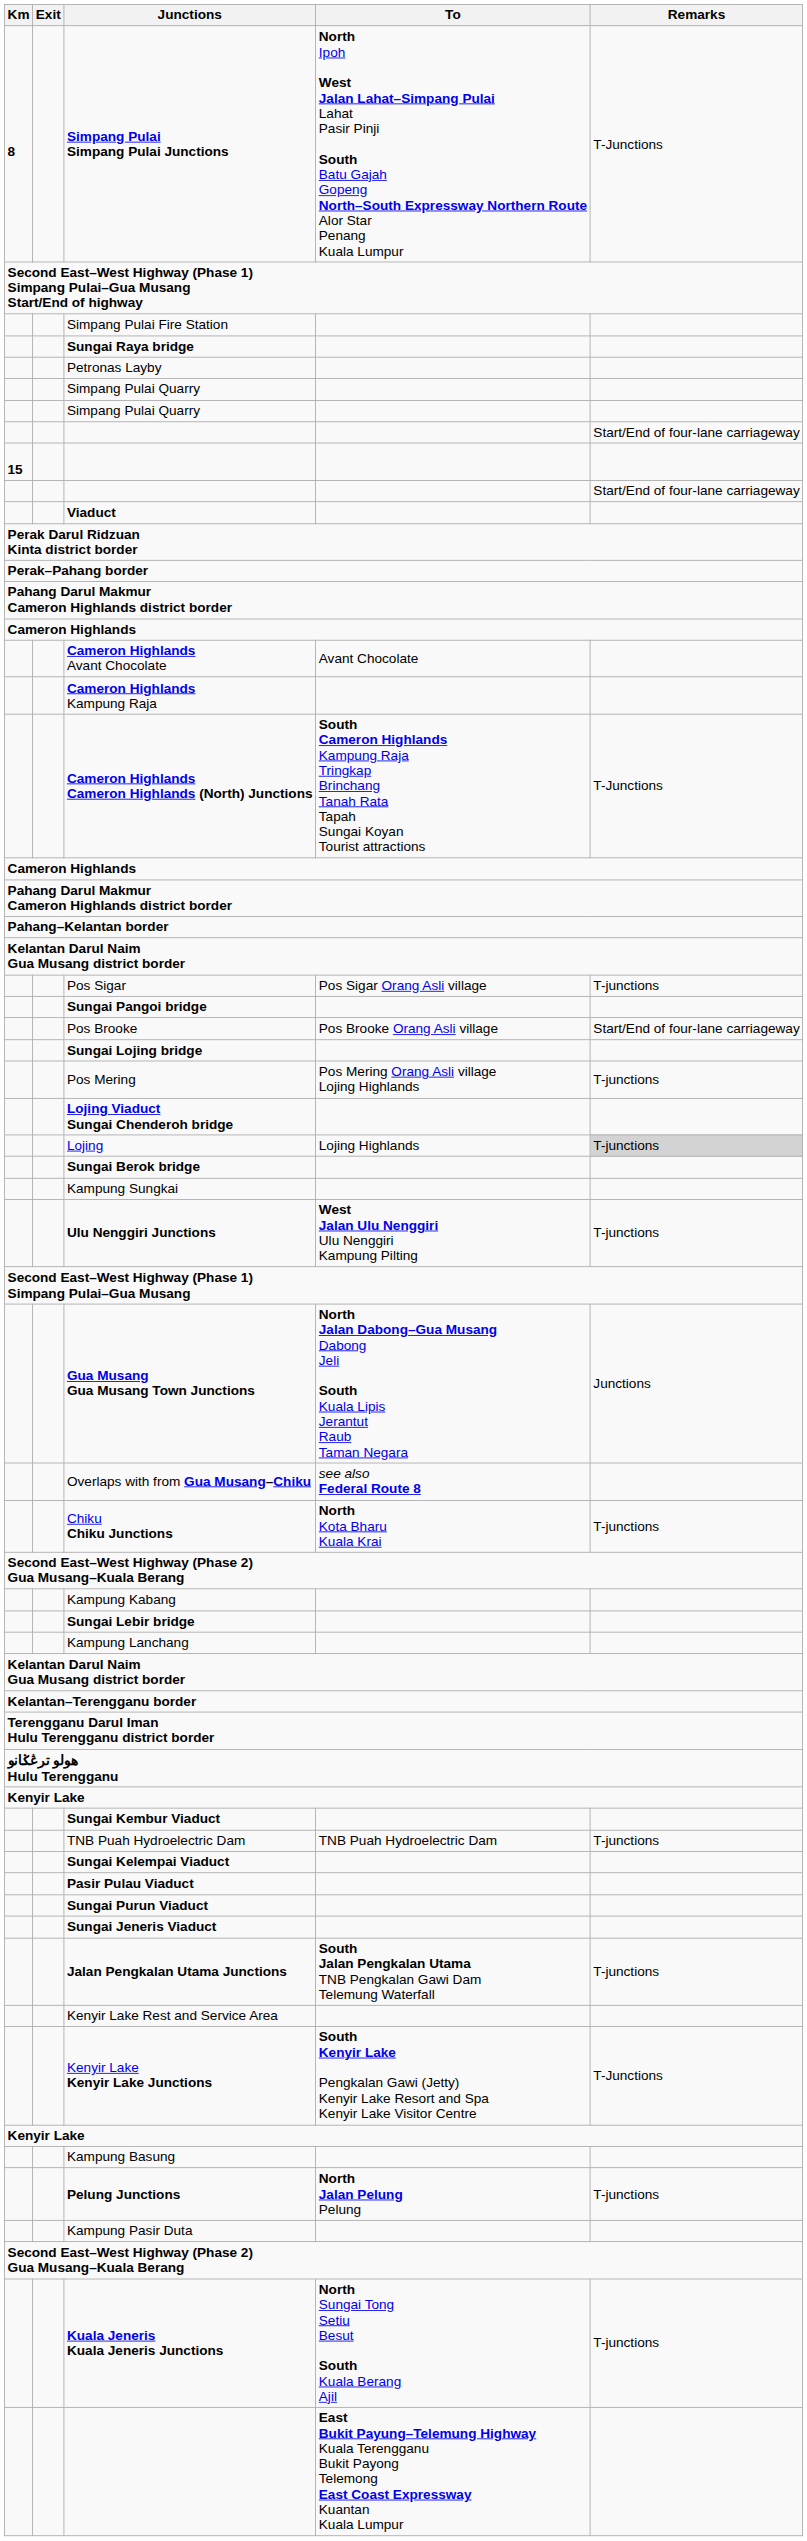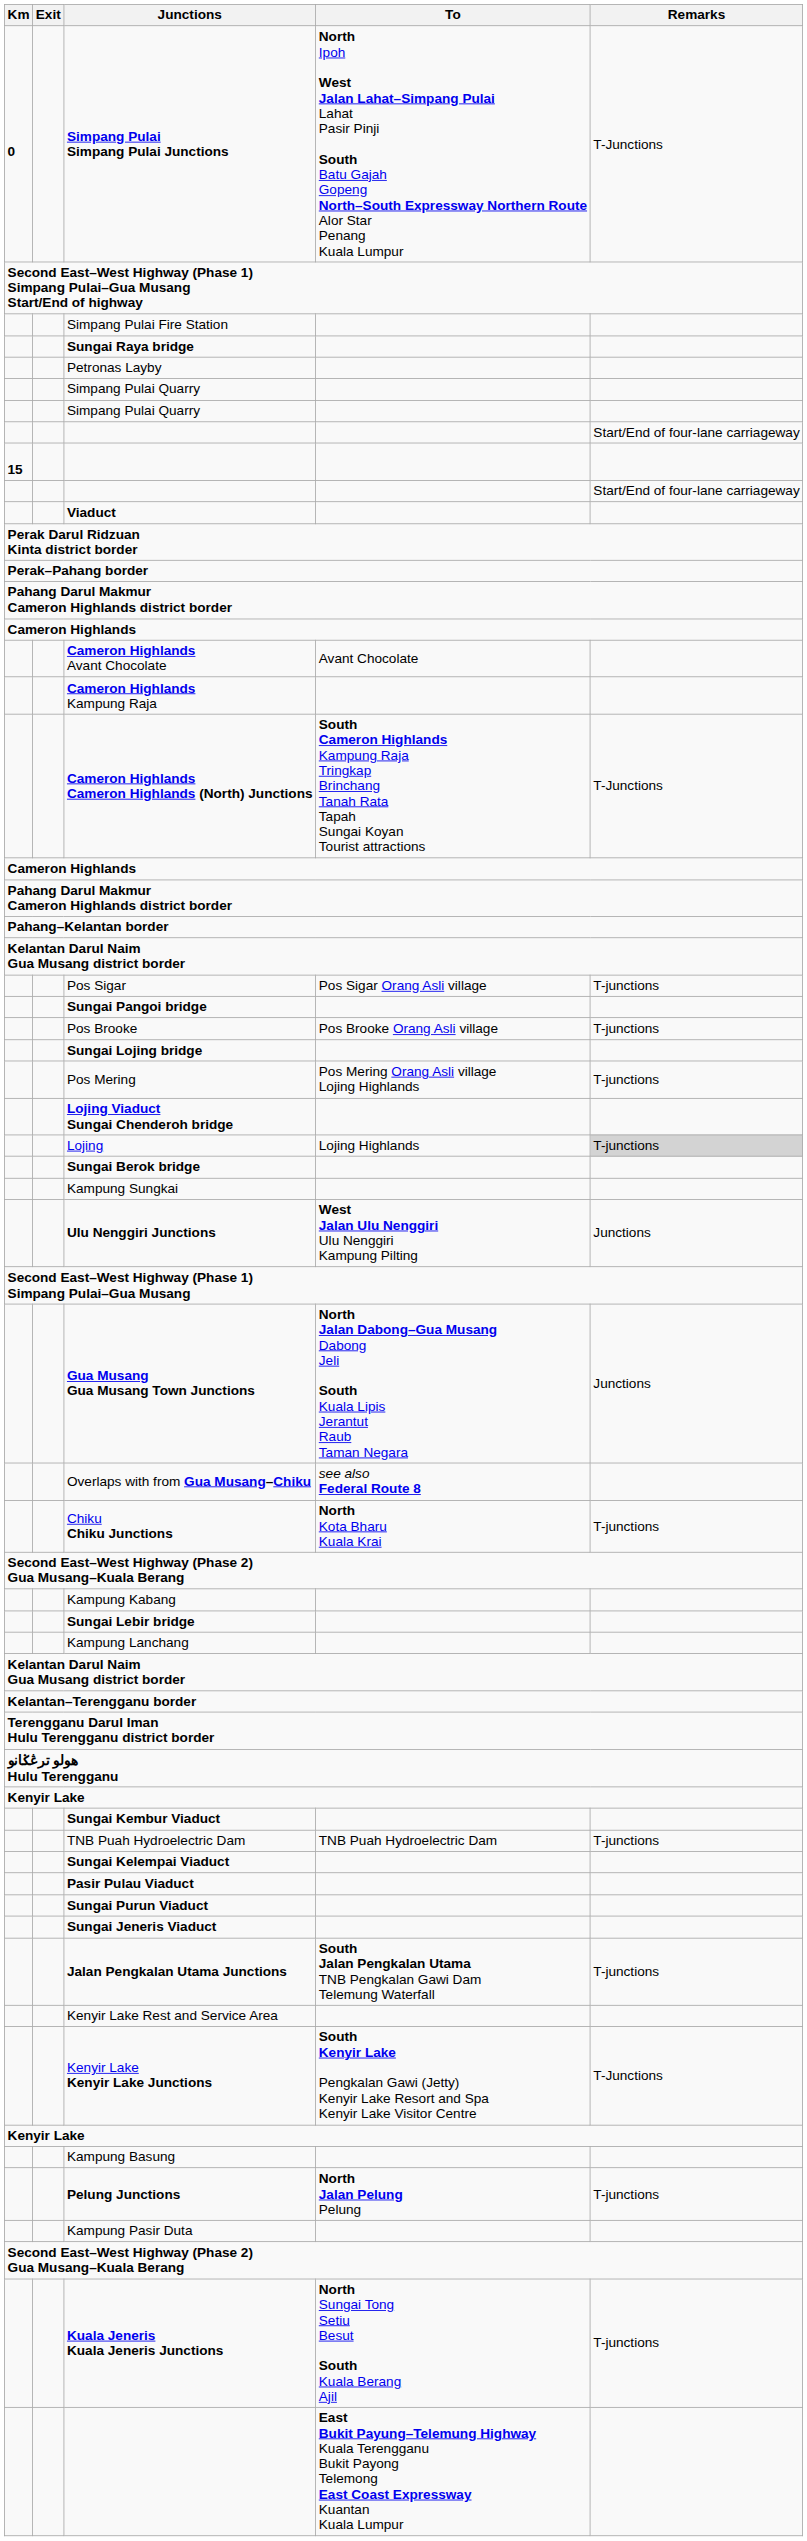(11, 151) 8 -> (11, 151) 0
(697, 1028) Start/End of four-lane carriageway -> (626, 1028) T-junctions
(626, 1233) T-junctions -> (622, 1233) Junctions
